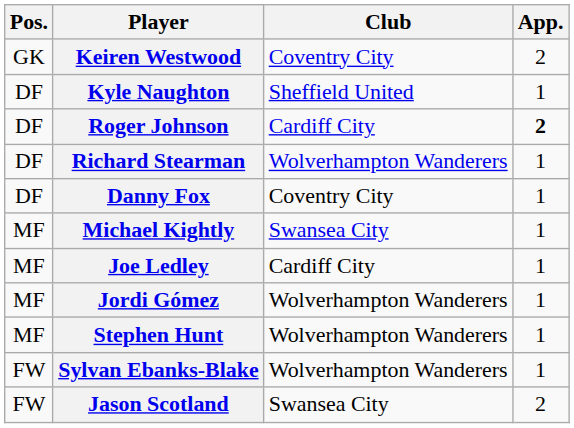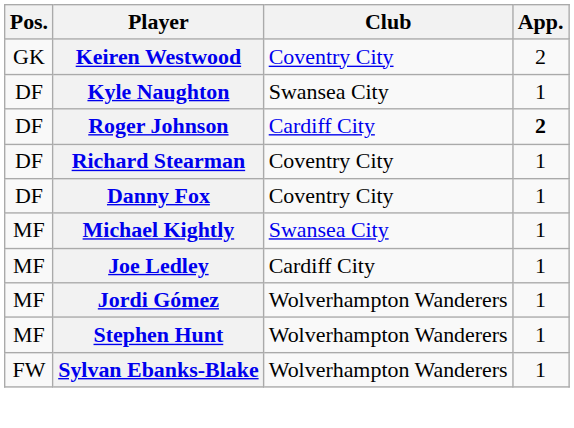(341, 91) Sheffield United -> (329, 91) Swansea City
(388, 160) Wolverhampton Wanderers -> (331, 160) Coventry City
- row: (158, 404)
